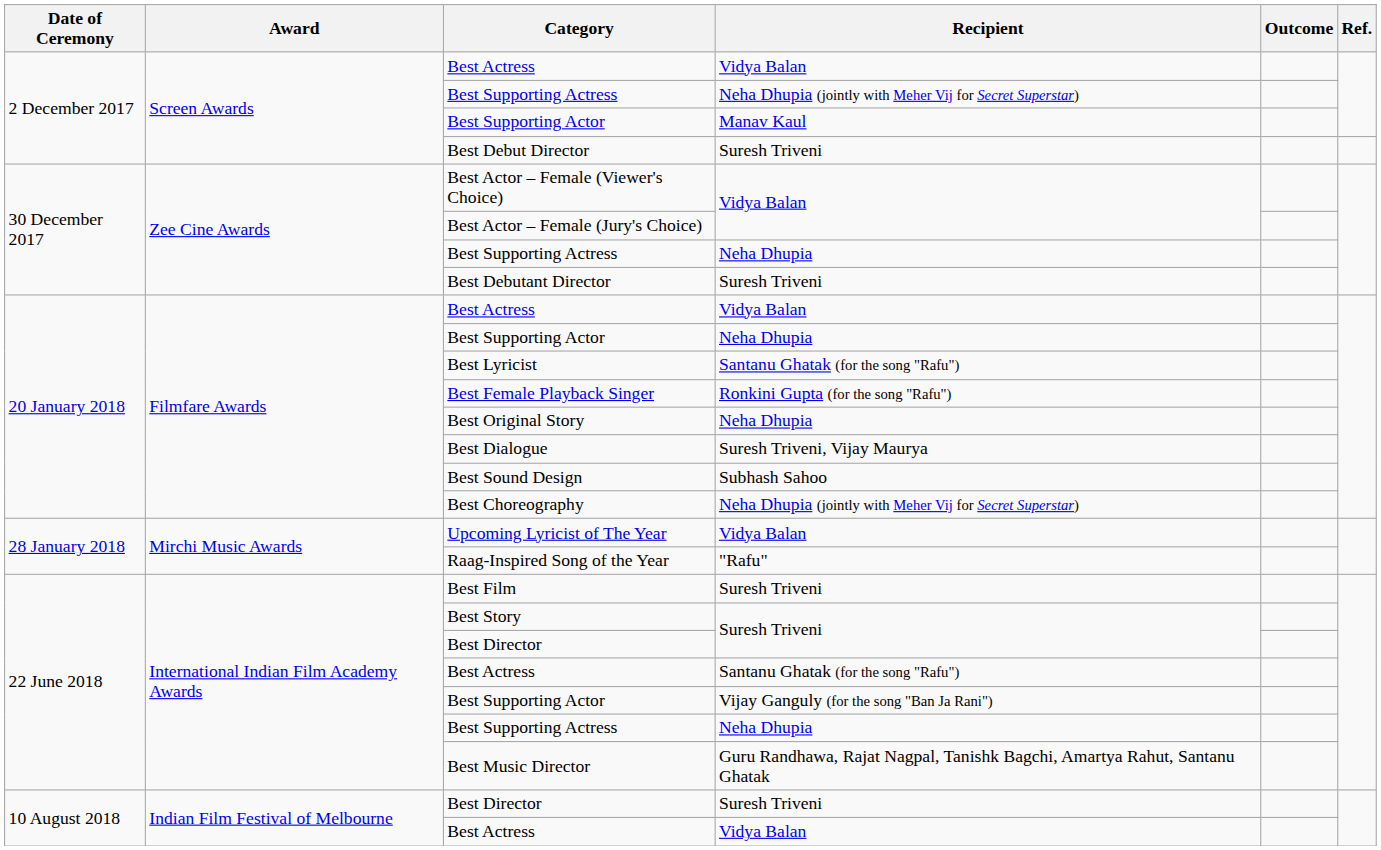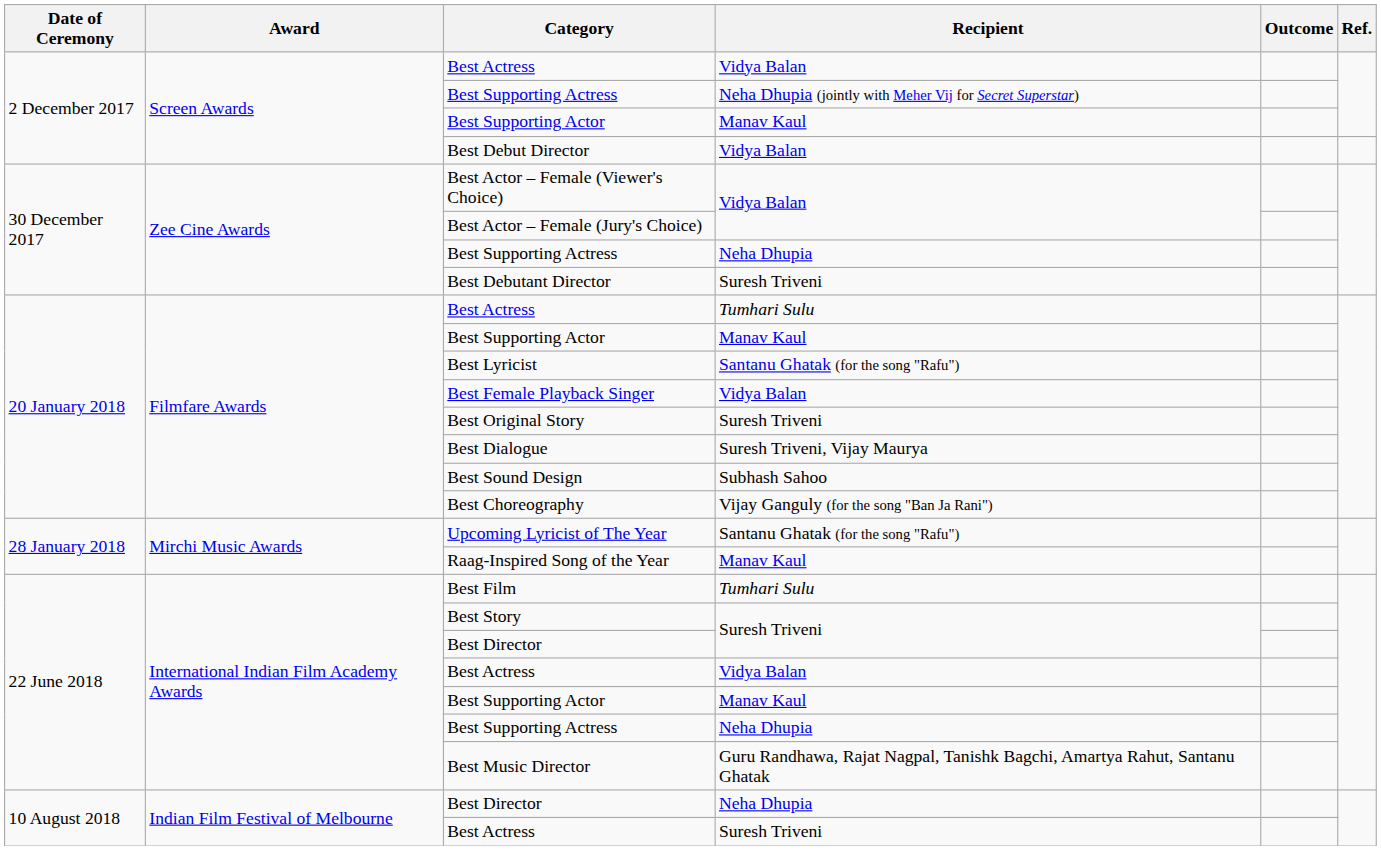(771, 149) Suresh Triveni -> (763, 149) Vidya Balan
(763, 309) Vidya Balan -> (767, 309) Tumhari Sulu
(766, 337) Neha Dhupia -> (763, 337) Manav Kaul
(835, 393) Ronkini Gupta (for the song "Rafu") -> (763, 393) Vidya Balan
(766, 420) Neha Dhupia -> (771, 420) Suresh Triveni
(899, 504) Neha Dhupia (jointly with Meher Vij for Secret Superstar) -> (856, 504) Vijay Ganguly (for the song "Ban Ja Rani")
(763, 532) Vidya Balan -> (839, 532) Santanu Ghatak (for the song "Rafu")
(743, 560) "Rafu" -> (763, 560) Manav Kaul
(771, 588) Suresh Triveni -> (767, 588) Tumhari Sulu
(839, 672) Santanu Ghatak (for the song "Rafu") -> (763, 672) Vidya Balan
(856, 700) Vijay Ganguly (for the song "Ban Ja Rani") -> (763, 700) Manav Kaul
(771, 803) Suresh Triveni -> (766, 803) Neha Dhupia
(763, 831) Vidya Balan -> (771, 831) Suresh Triveni
